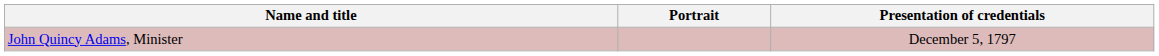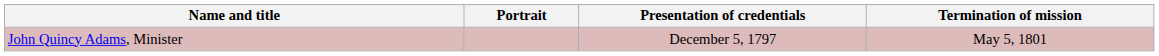+ column: (1010, 16)
